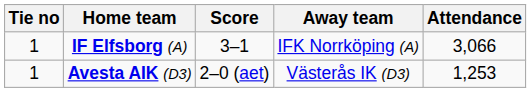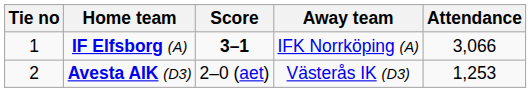(234, 45) normal -> (234, 45) bold
(34, 73) 1 -> (34, 73) 2
